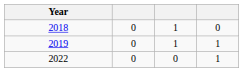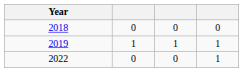(176, 28) 1 -> (176, 28) 0
(133, 43) 0 -> (133, 43) 1
